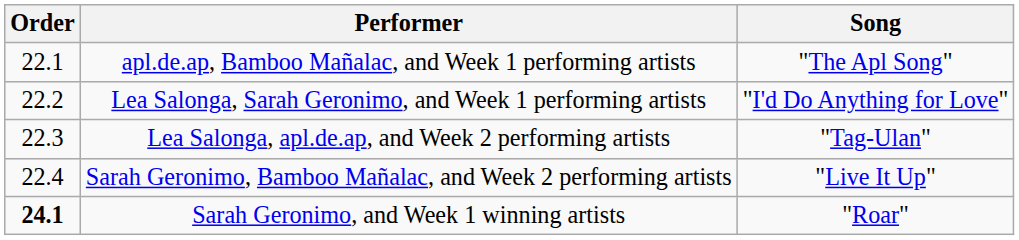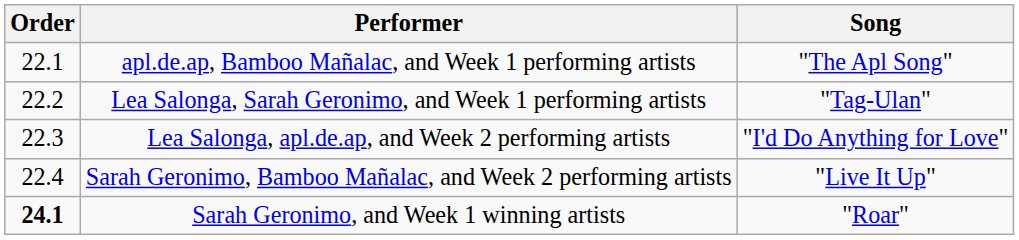(876, 100) "I'd Do Anything for Love" -> (876, 100) "Tag-Ulan"
(876, 138) "Tag-Ulan" -> (876, 138) "I'd Do Anything for Love"
